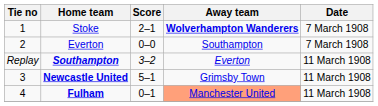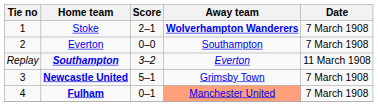(337, 77) 11 March 1908 -> (337, 77) 7 March 1908
(337, 93) 11 March 1908 -> (337, 93) 7 March 1908
